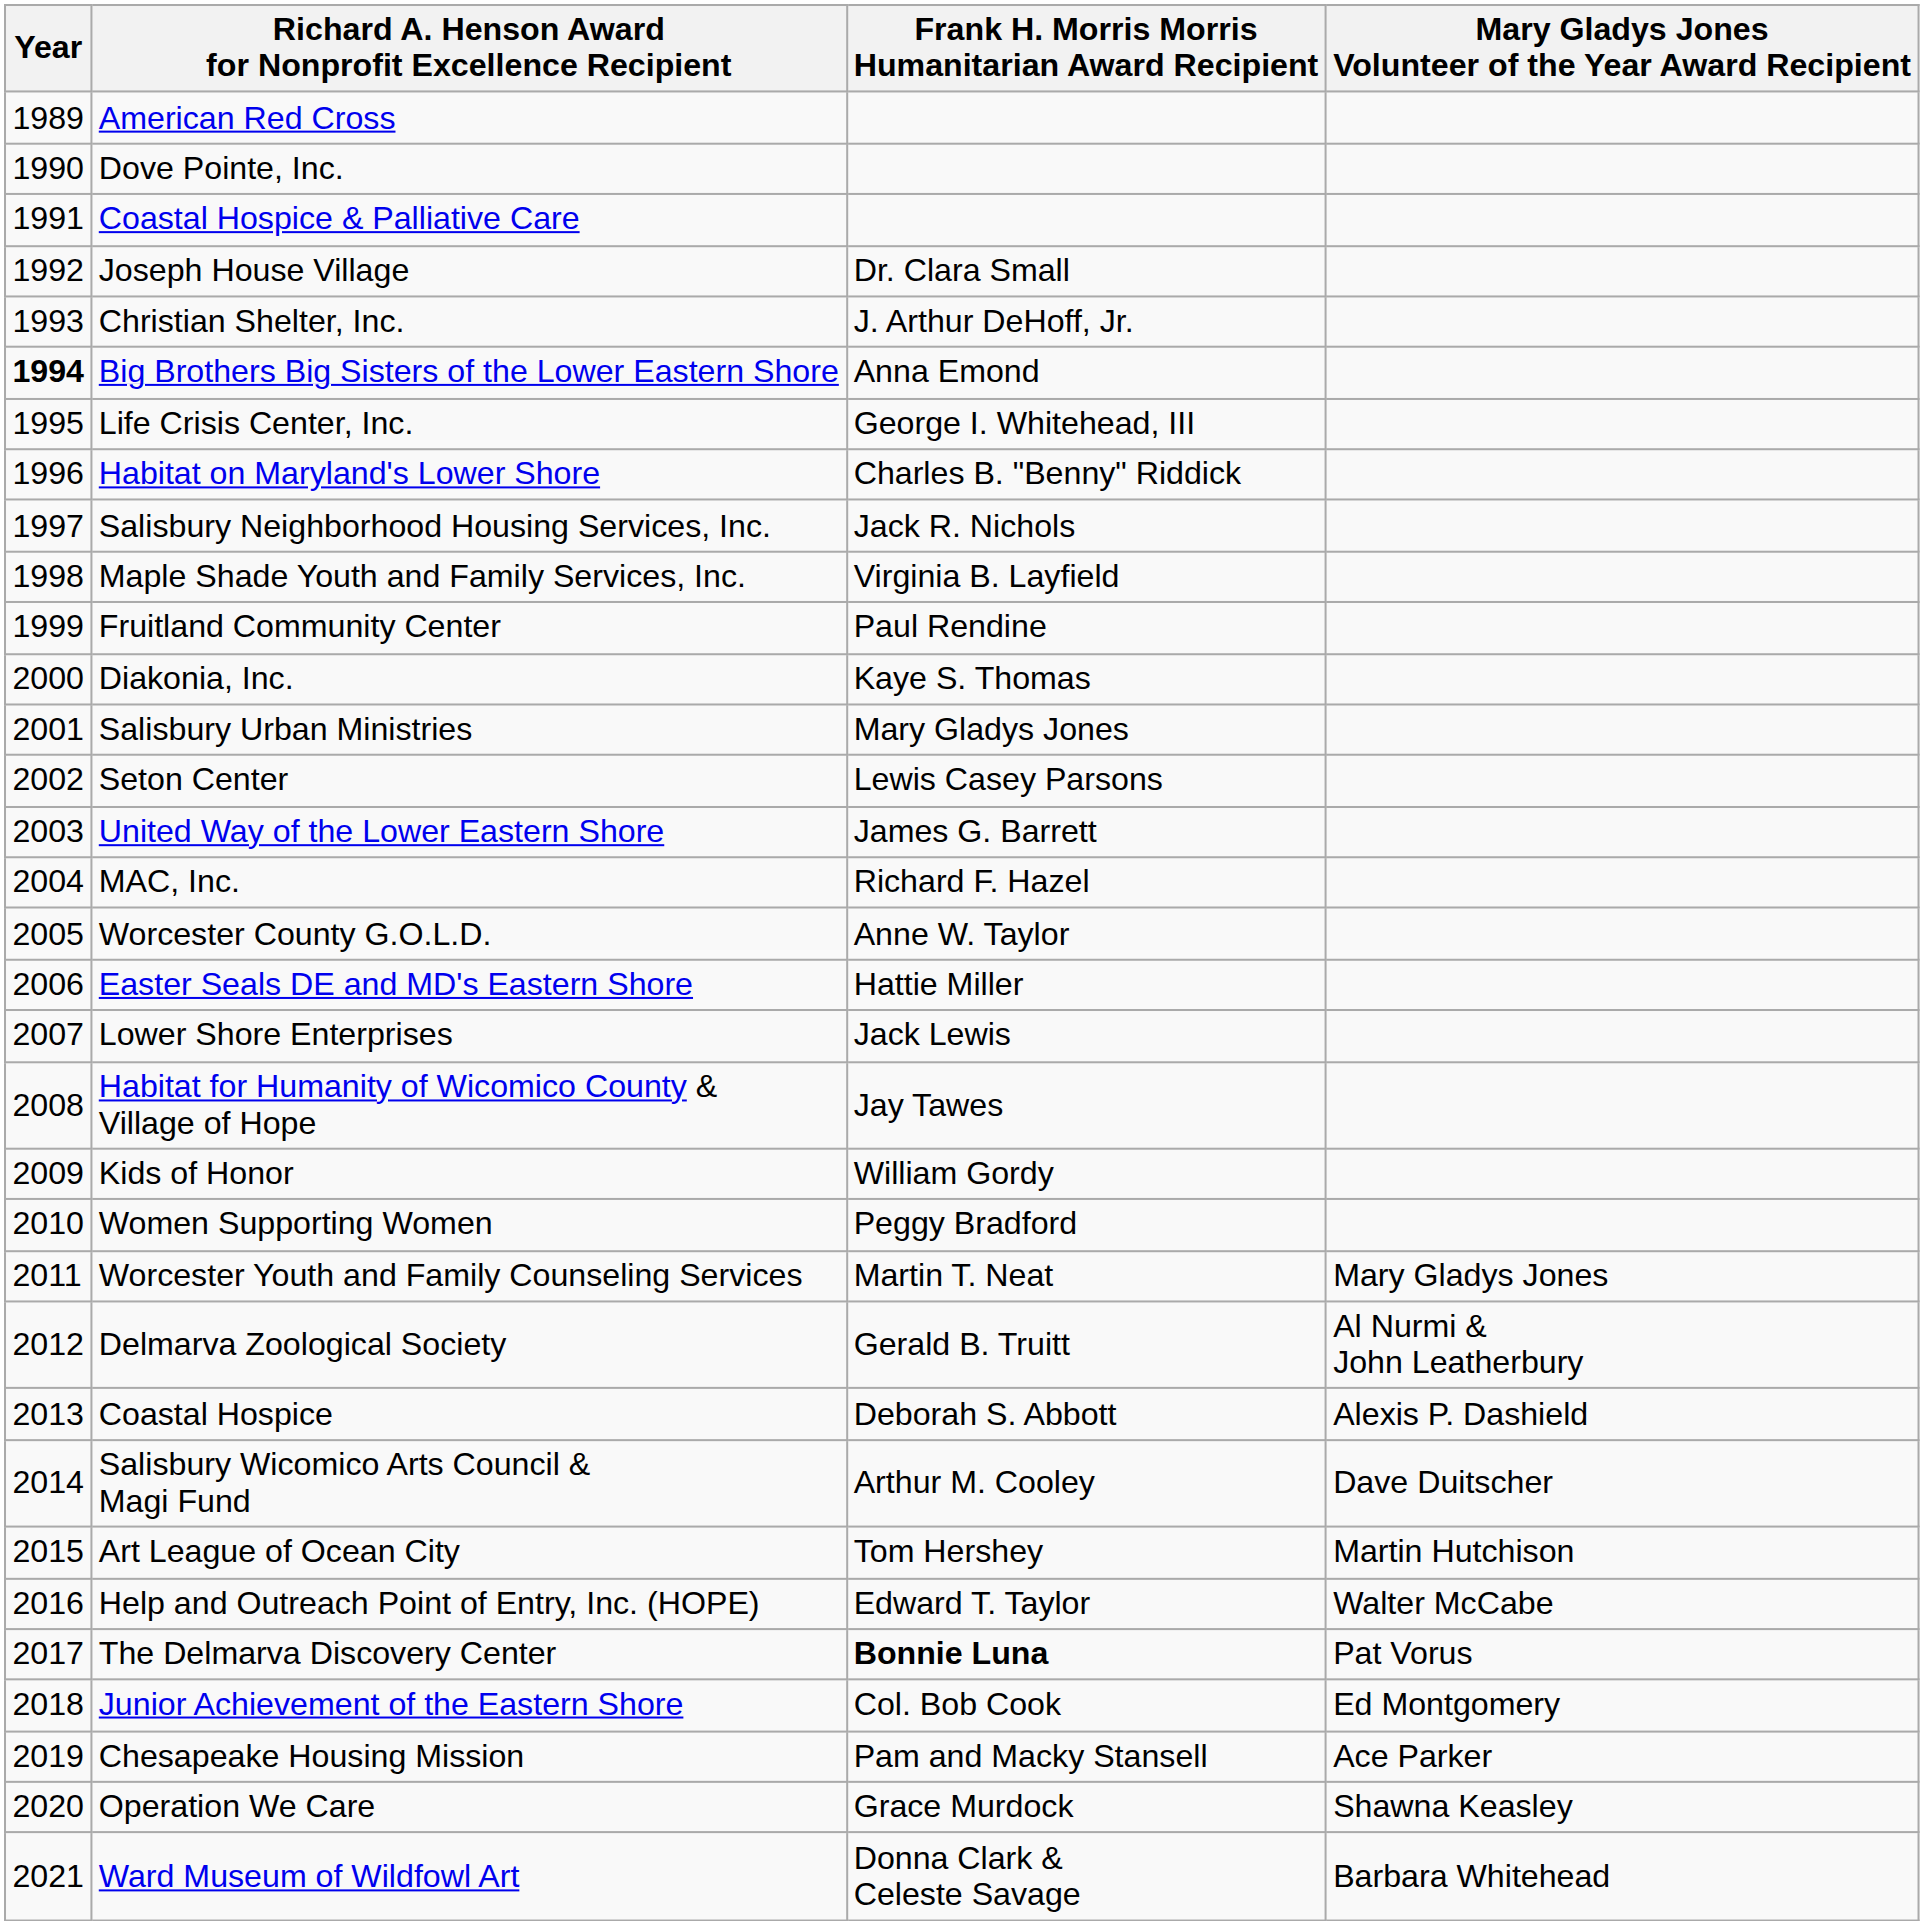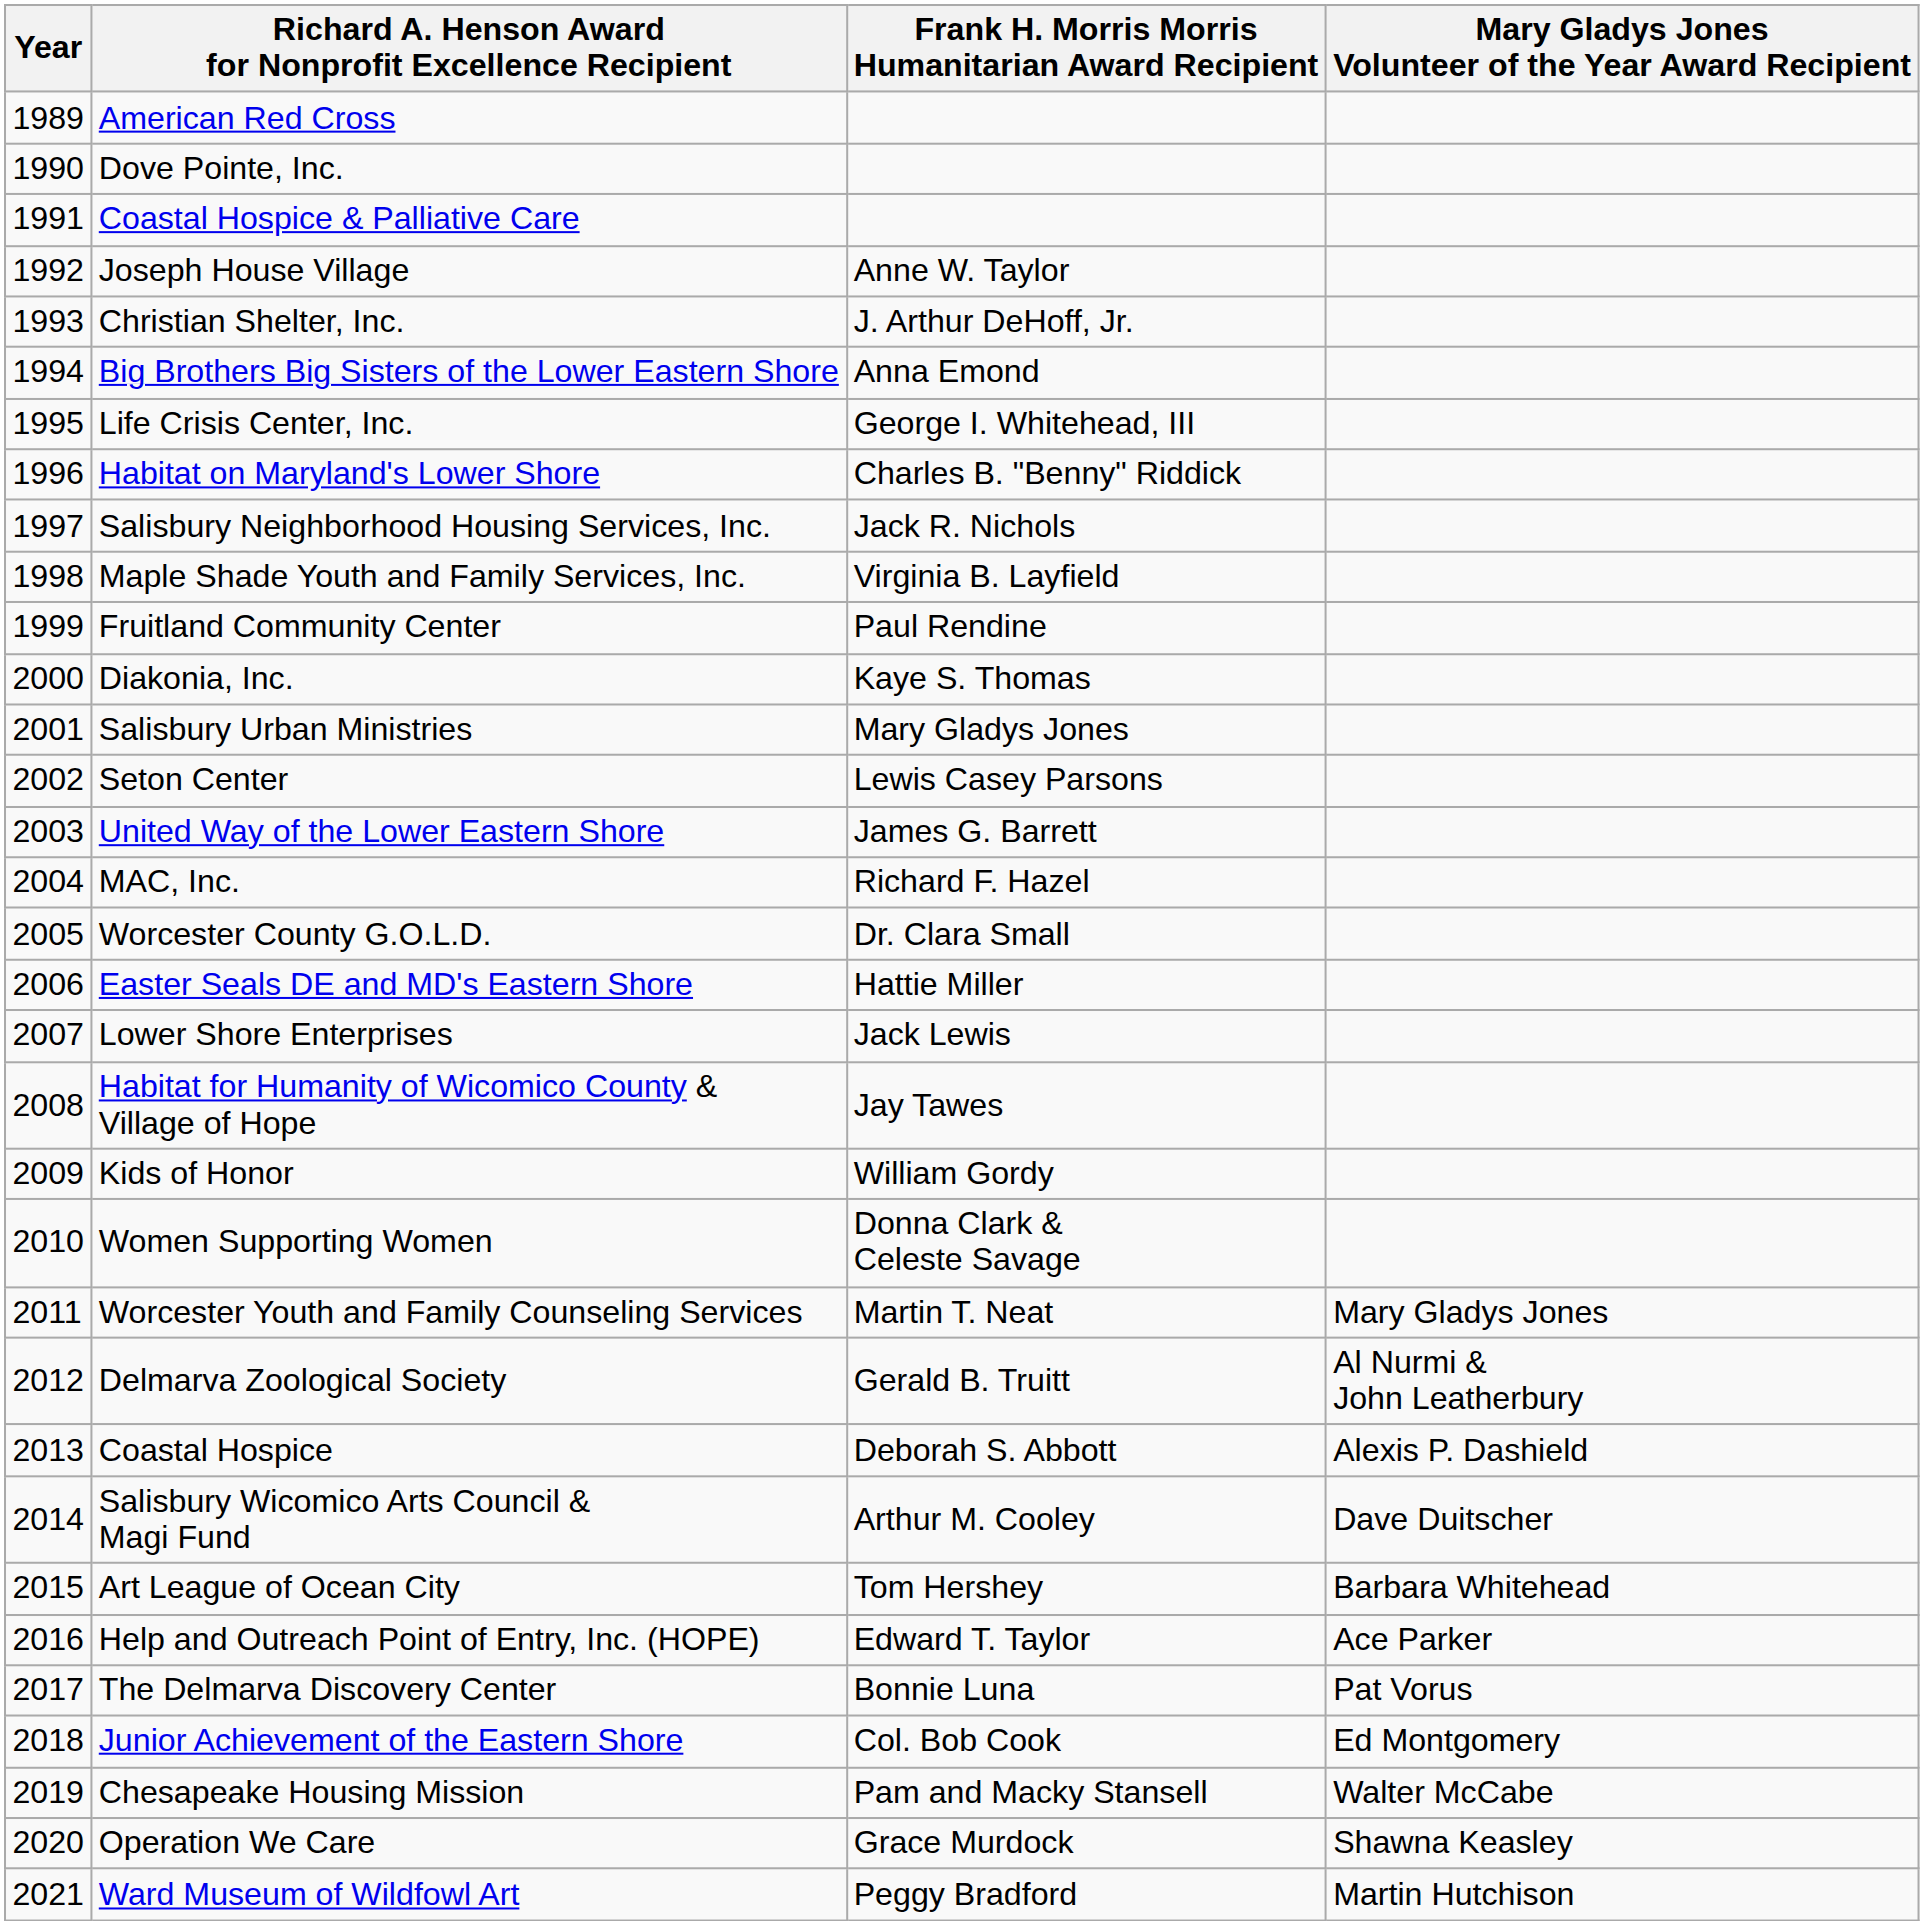(962, 270) Dr. Clara Small -> (962, 270) Anne W. Taylor
(48, 372) bold -> (48, 372) normal
(962, 933) Anne W. Taylor -> (962, 933) Dr. Clara Small
(965, 1224) Peggy Bradford -> (967, 1242) Donna Clark & Celeste Savage
(1454, 1551) Martin Hutchison -> (1472, 1588) Barbara Whitehead
(1443, 1602) Walter McCabe -> (1413, 1639) Ace Parker
(951, 1653) bold -> (944, 1690) normal
(1413, 1755) Ace Parker -> (1443, 1792) Walter McCabe
(967, 1875) Donna Clark & Celeste Savage -> (965, 1894) Peggy Bradford
(1472, 1875) Barbara Whitehead -> (1454, 1894) Martin Hutchison
